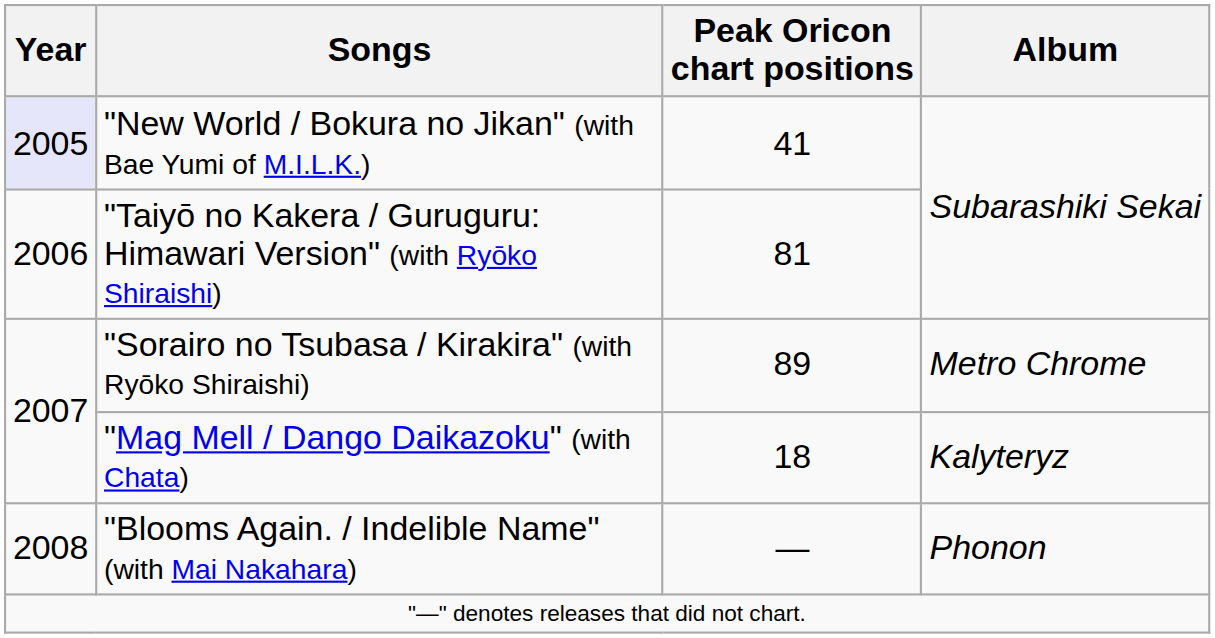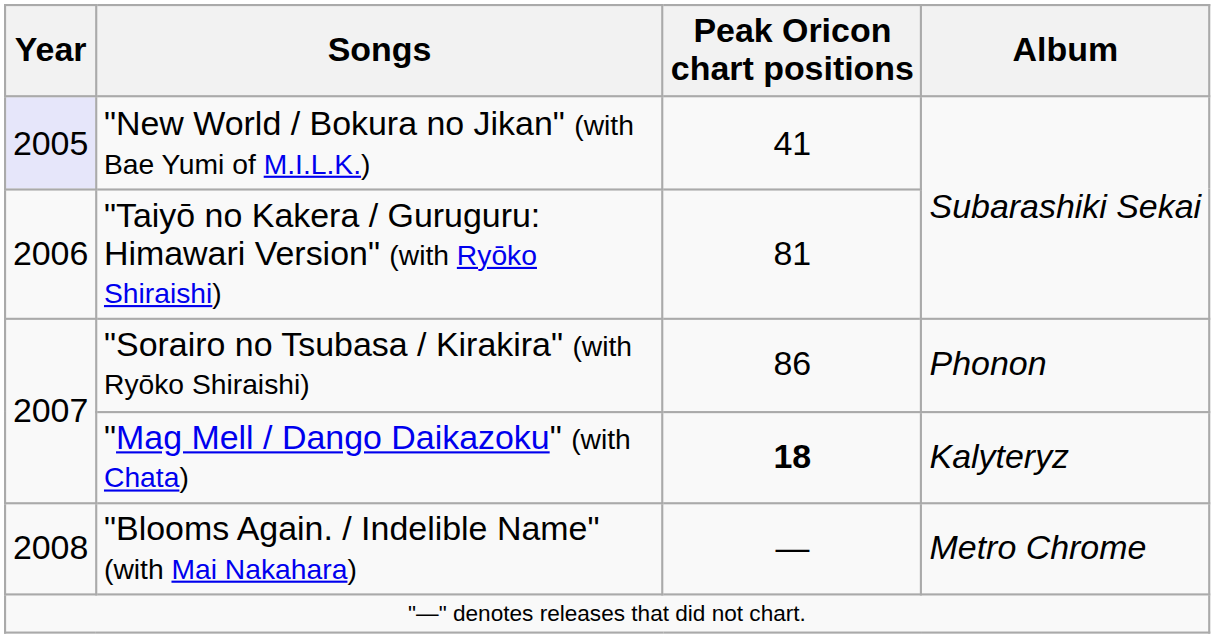(792, 364) 89 -> (792, 364) 86
(1038, 364) Metro Chrome -> (988, 364) Phonon
(792, 456) normal -> (792, 456) bold
(988, 548) Phonon -> (1038, 548) Metro Chrome
